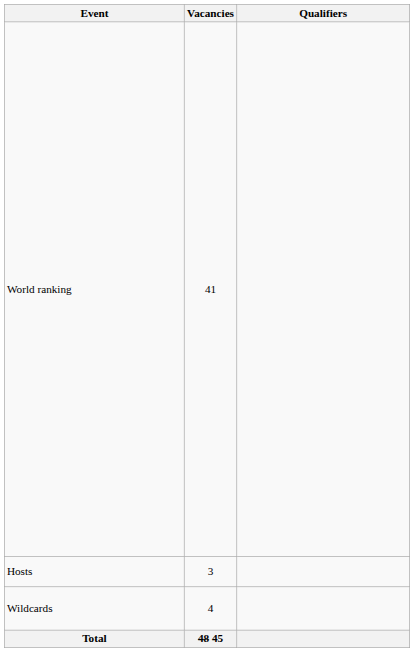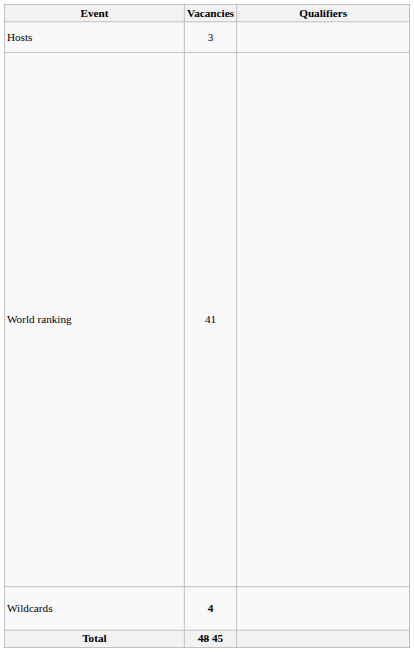rows swapped: (20, 571) <-> (39, 289)
(211, 608) normal -> (211, 608) bold
